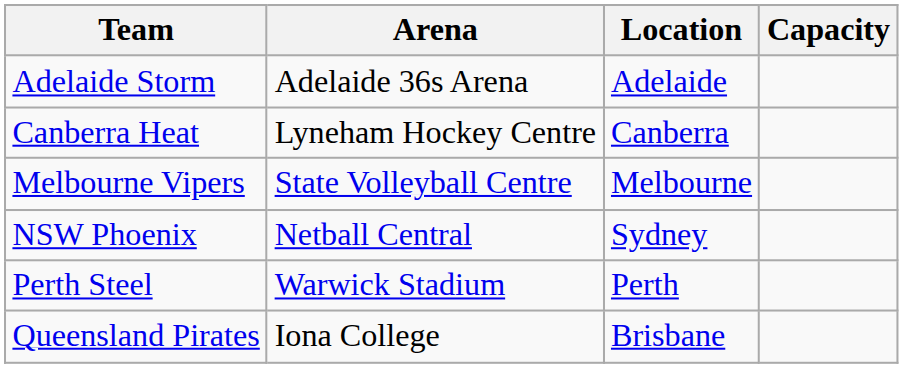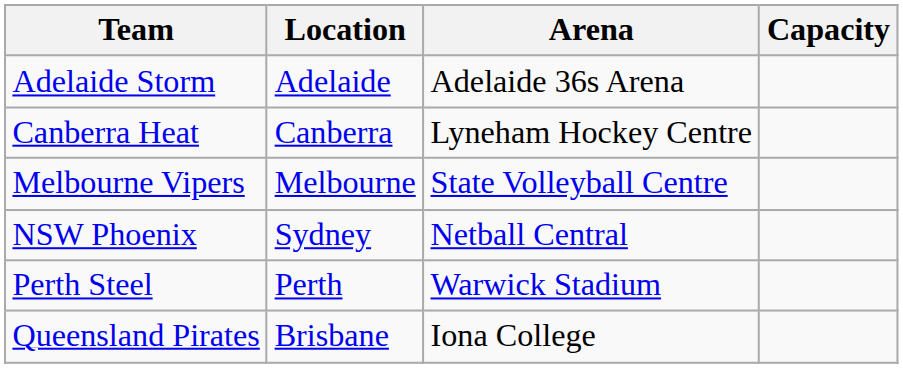columns swapped: (682, 30) <-> (435, 30)
